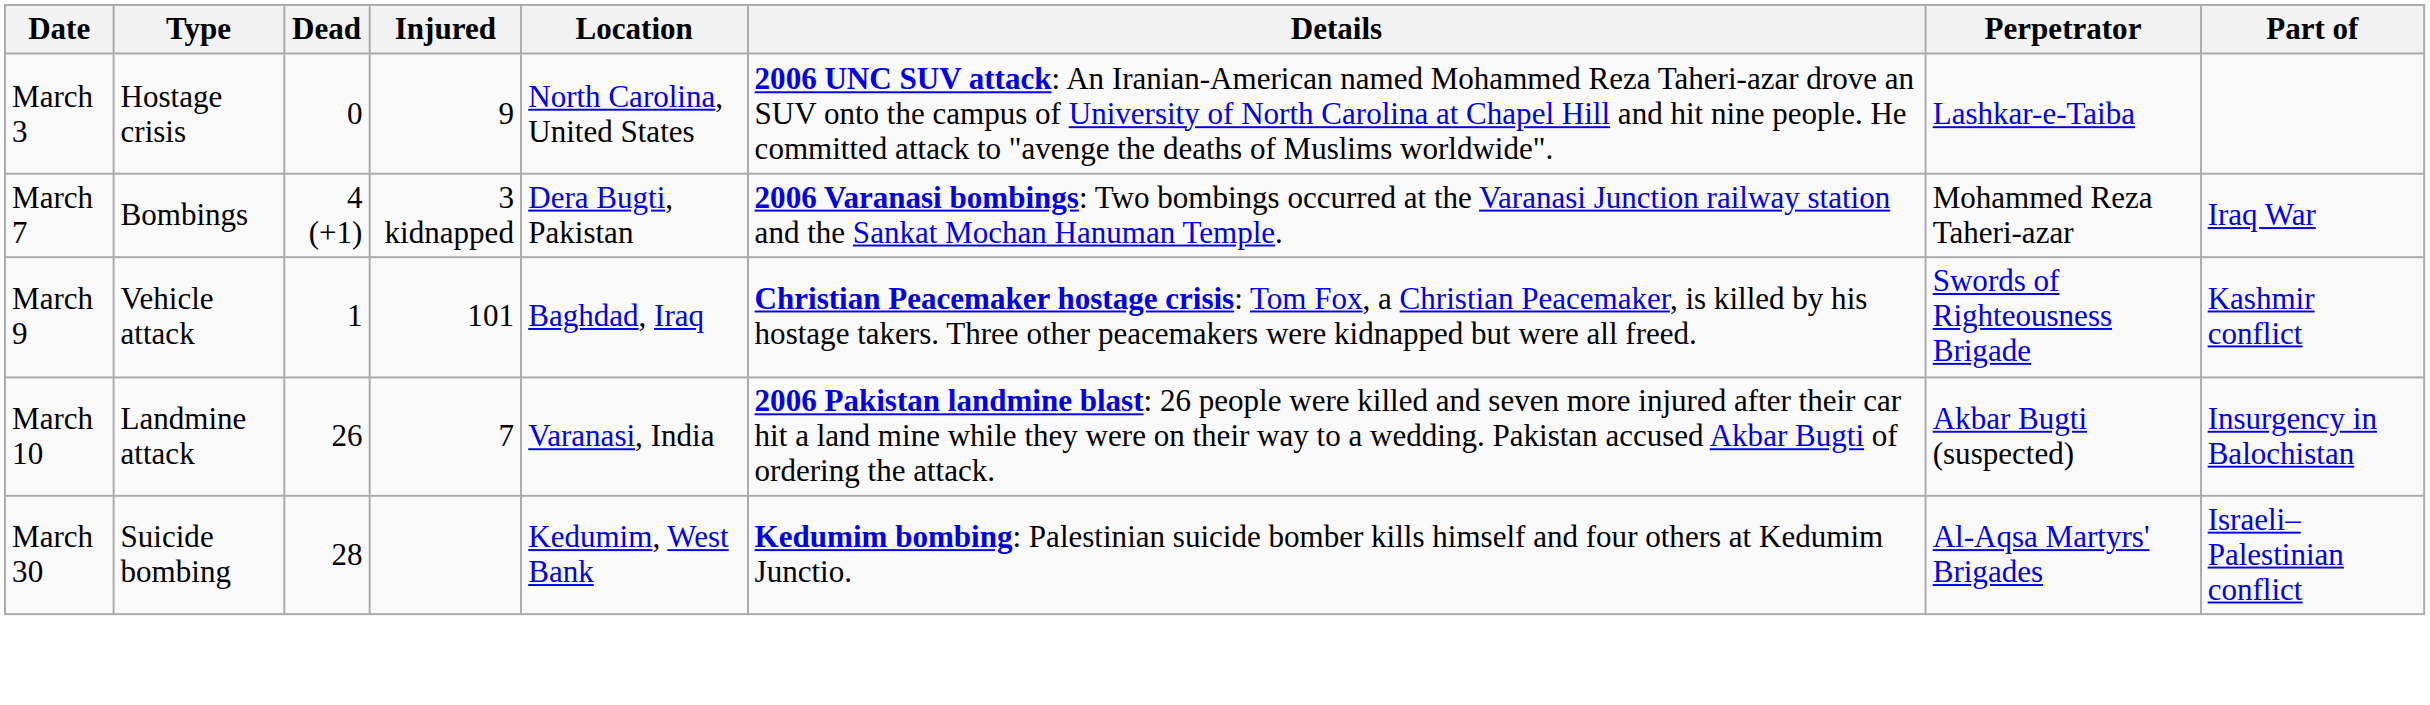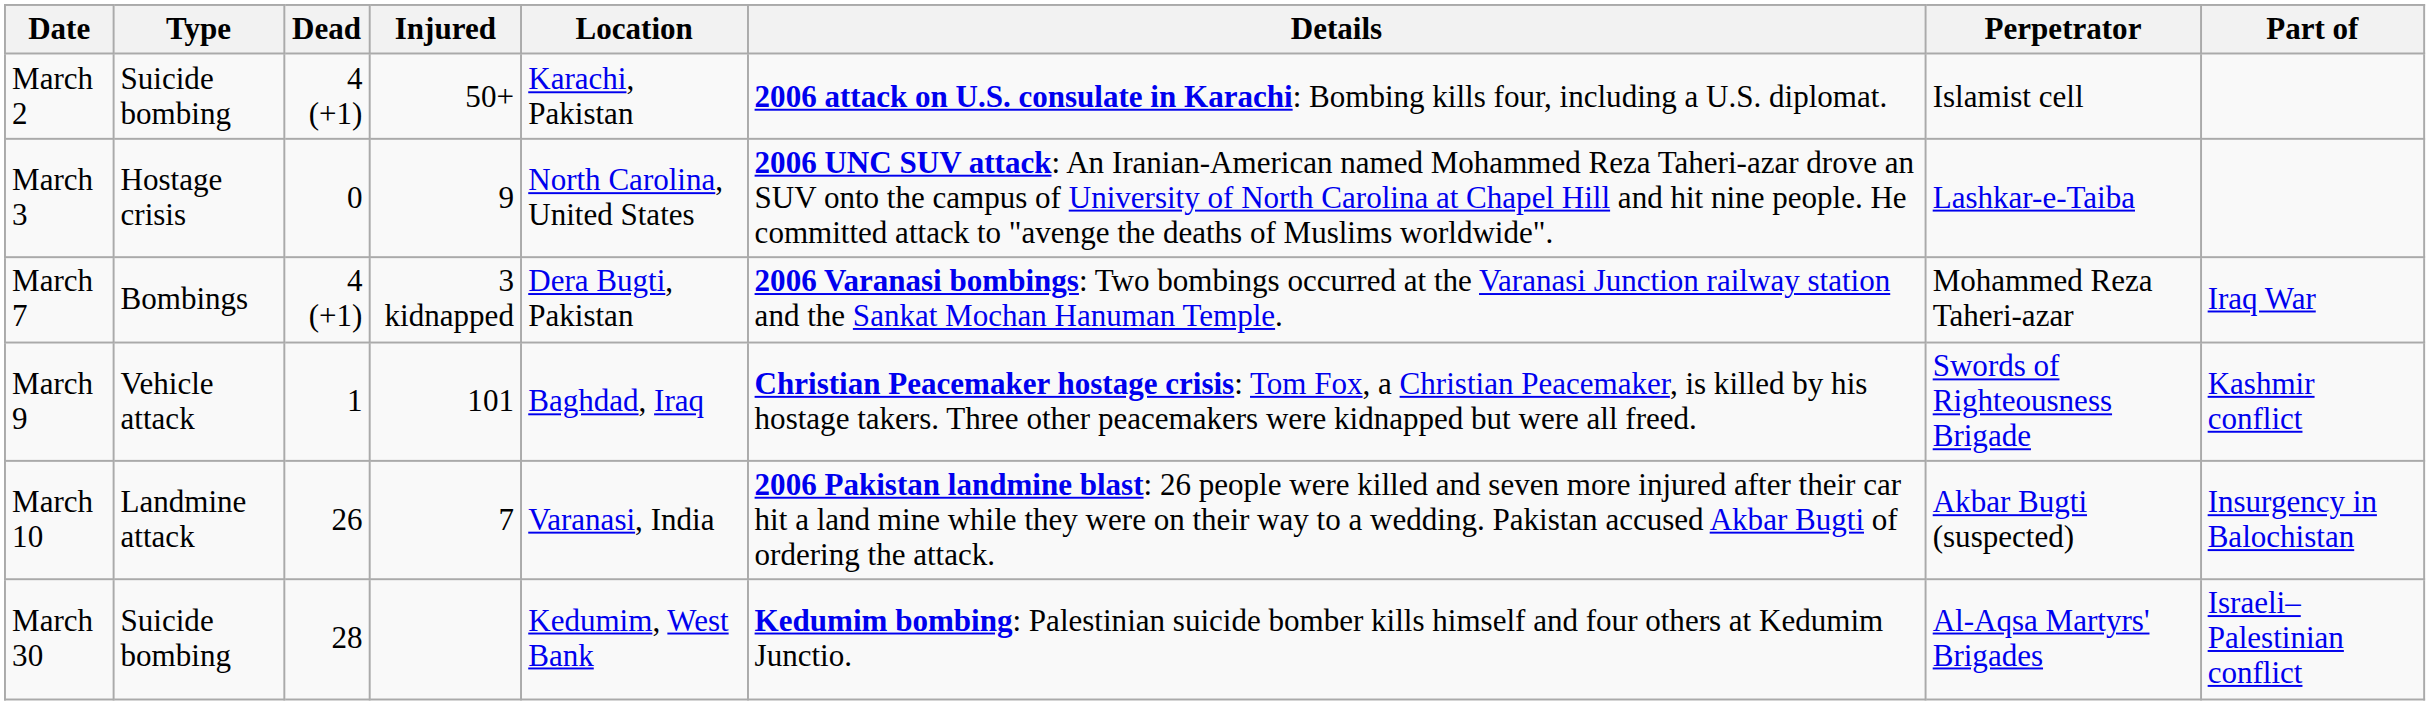+ row: (53, 95)
